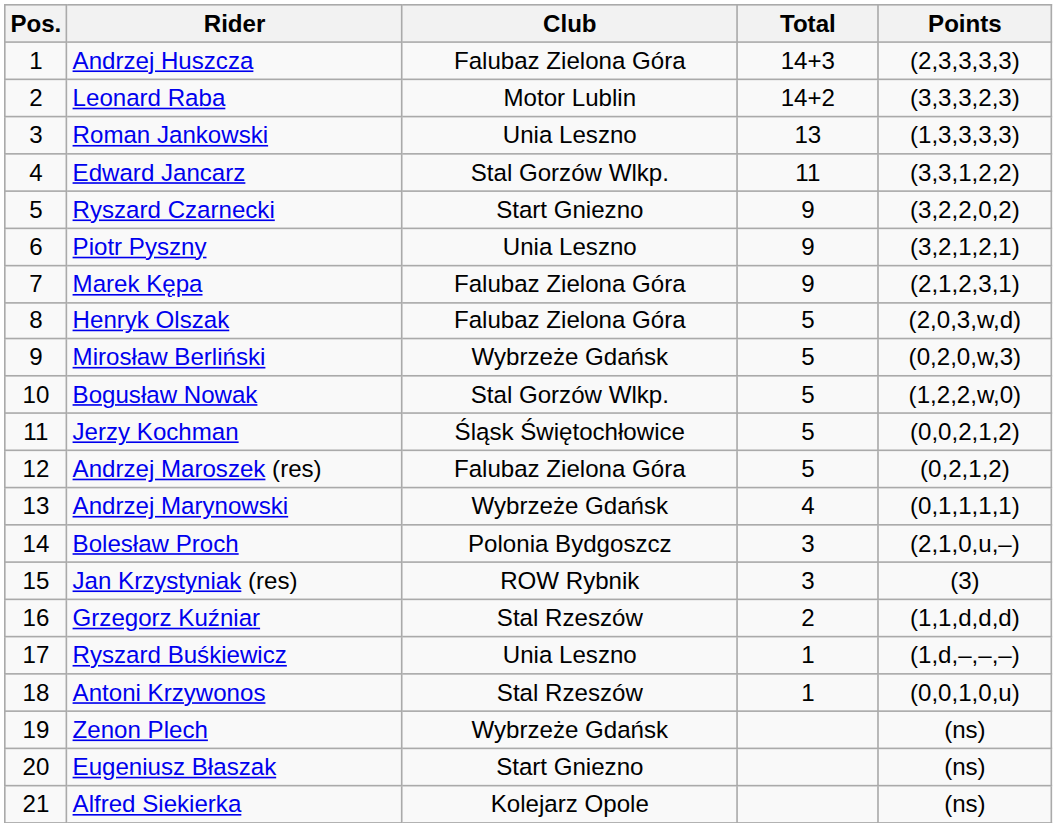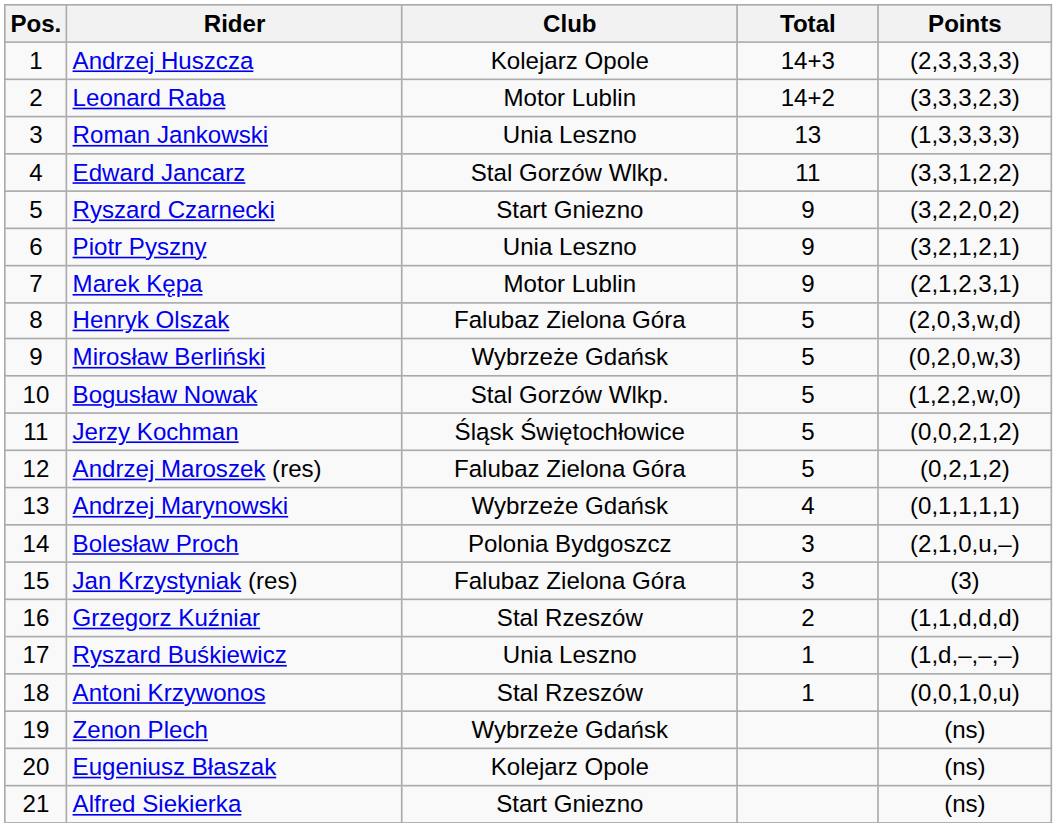(570, 60) Falubaz Zielona Góra -> (570, 60) Kolejarz Opole
(570, 283) Falubaz Zielona Góra -> (570, 283) Motor Lublin
(570, 581) ROW Rybnik -> (570, 581) Falubaz Zielona Góra
(570, 766) Start Gniezno -> (570, 766) Kolejarz Opole
(570, 804) Kolejarz Opole -> (570, 804) Start Gniezno
